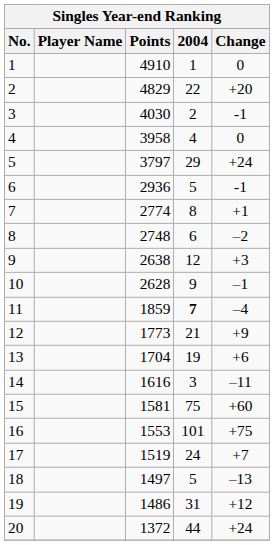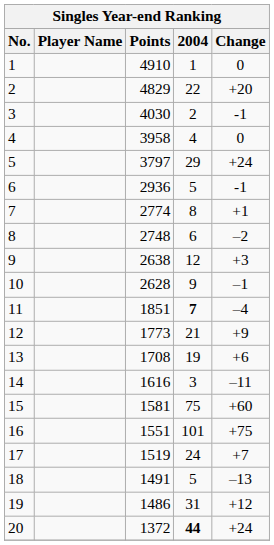(155, 308) 1859 -> (155, 308) 1851
(155, 357) 1704 -> (155, 357) 1708
(155, 430) 1553 -> (155, 430) 1551
(155, 479) 1497 -> (155, 479) 1491
(193, 528) normal -> (193, 528) bold
